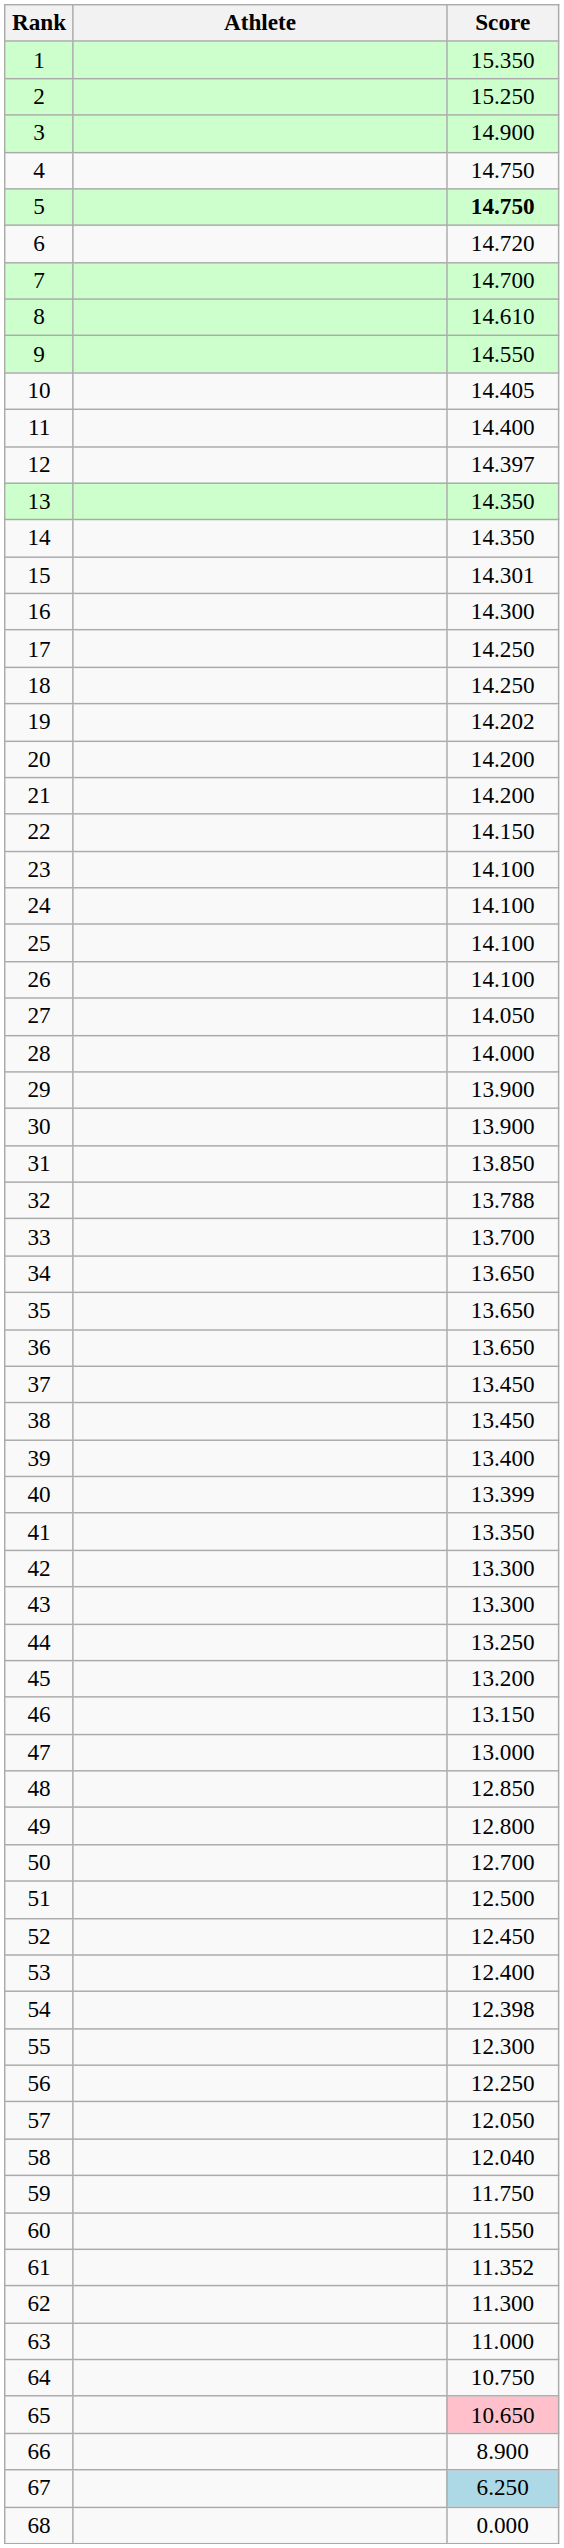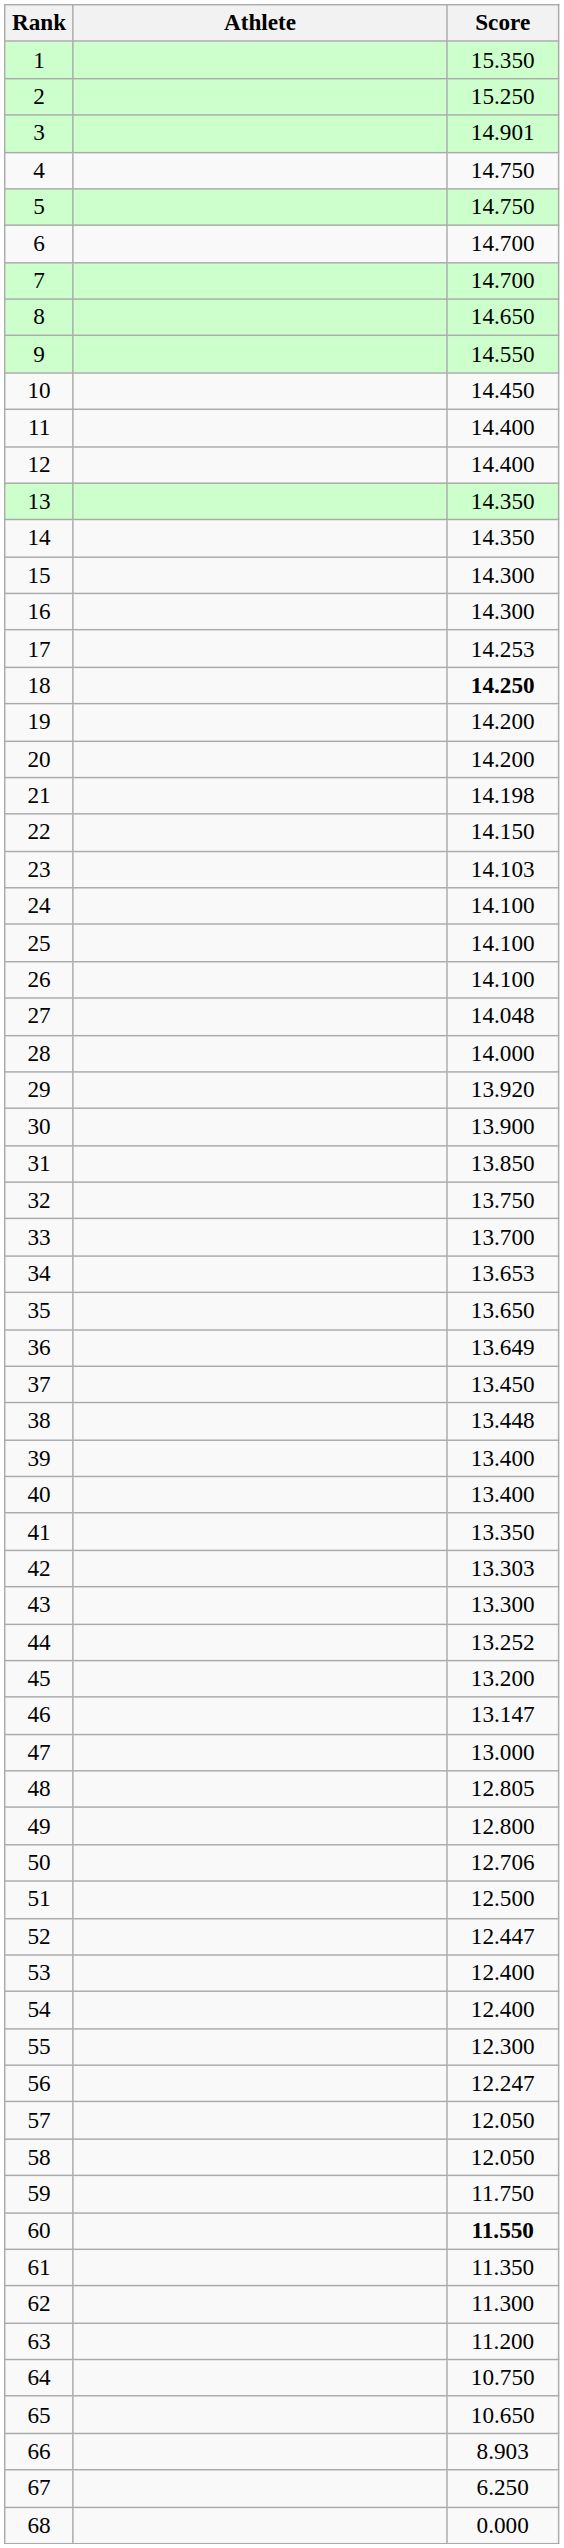(503, 133) 14.900 -> (503, 133) 14.901
(503, 206) bold -> (503, 206) normal
(503, 243) 14.720 -> (503, 243) 14.700
(503, 317) 14.610 -> (503, 317) 14.650
(503, 390) 14.405 -> (503, 390) 14.450
(503, 464) 14.397 -> (503, 464) 14.400
(503, 574) 14.301 -> (503, 574) 14.300
(503, 648) 14.250 -> (503, 648) 14.253
(503, 685) normal -> (503, 685) bold
(503, 721) 14.202 -> (503, 721) 14.200
(503, 795) 14.200 -> (503, 795) 14.198
(503, 869) 14.100 -> (503, 869) 14.103
(503, 1016) 14.050 -> (503, 1016) 14.048
(503, 1089) 13.900 -> (503, 1089) 13.920
(503, 1200) 13.788 -> (503, 1200) 13.750
(503, 1273) 13.650 -> (503, 1273) 13.653
(503, 1347) 13.650 -> (503, 1347) 13.649
(503, 1421) 13.450 -> (503, 1421) 13.448
(503, 1494) 13.399 -> (503, 1494) 13.400
(503, 1568) 13.300 -> (503, 1568) 13.303
(503, 1641) 13.250 -> (503, 1641) 13.252
(503, 1715) 13.150 -> (503, 1715) 13.147
(503, 1788) 12.850 -> (503, 1788) 12.805
(503, 1862) 12.700 -> (503, 1862) 12.706
(503, 1936) 12.450 -> (503, 1936) 12.447
(503, 2009) 12.398 -> (503, 2009) 12.400
(503, 2083) 12.250 -> (503, 2083) 12.247
(503, 2156) 12.040 -> (503, 2156) 12.050
(503, 2230) normal -> (503, 2230) bold
(503, 2267) 11.352 -> (503, 2267) 11.350
(503, 2340) 11.000 -> (503, 2340) 11.200
(503, 2414) pink background -> (503, 2414) no background
(503, 2451) 8.900 -> (503, 2451) 8.903
(503, 2488) lightblue background -> (503, 2488) no background
